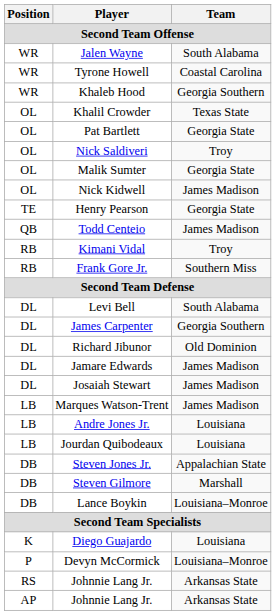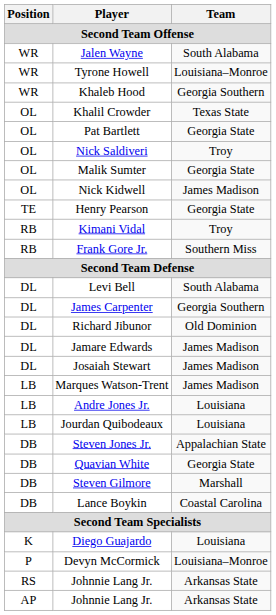(221, 72) Coastal Carolina -> (221, 72) Louisiana–Monroe
- row: (28, 229)
+ row: (28, 463)
(221, 502) Louisiana–Monroe -> (221, 502) Coastal Carolina
